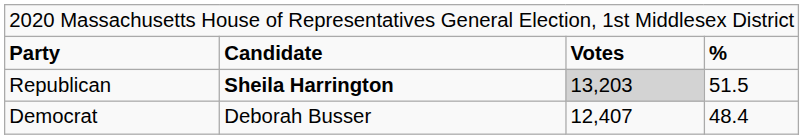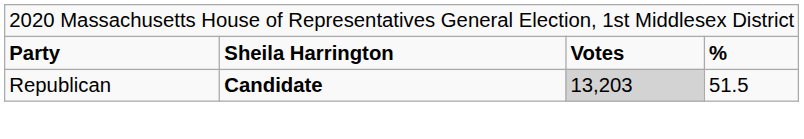(273, 52) Candidate -> (309, 52) Sheila Harrington
(309, 85) Sheila Harrington -> (273, 85) Candidate
- row: (53, 117)
